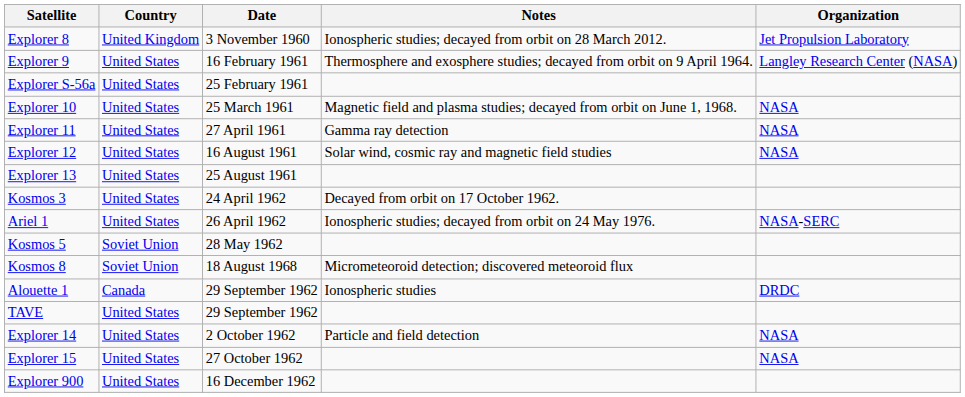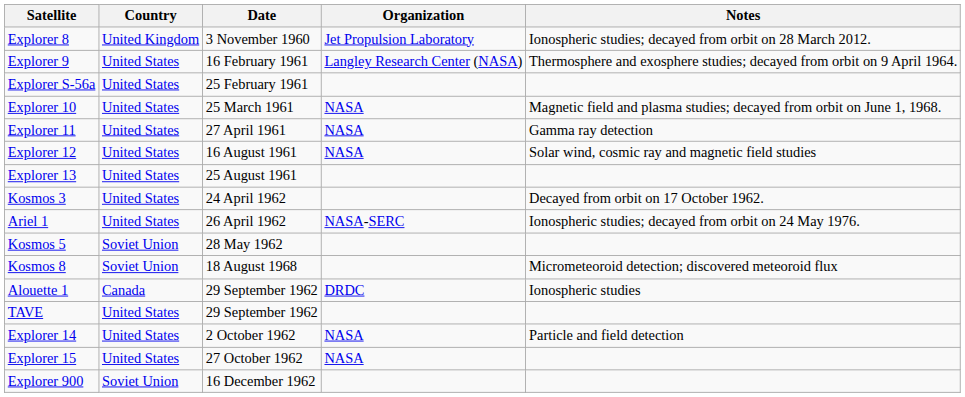columns swapped: (858, 15) <-> (539, 15)
(141, 381) United States -> (140, 381) Soviet Union
